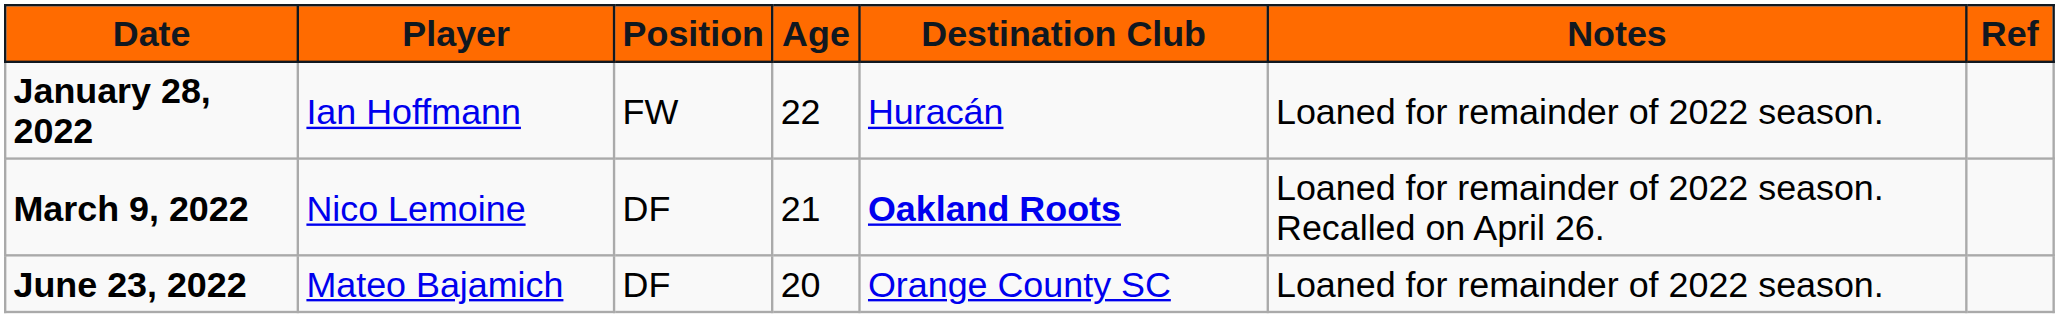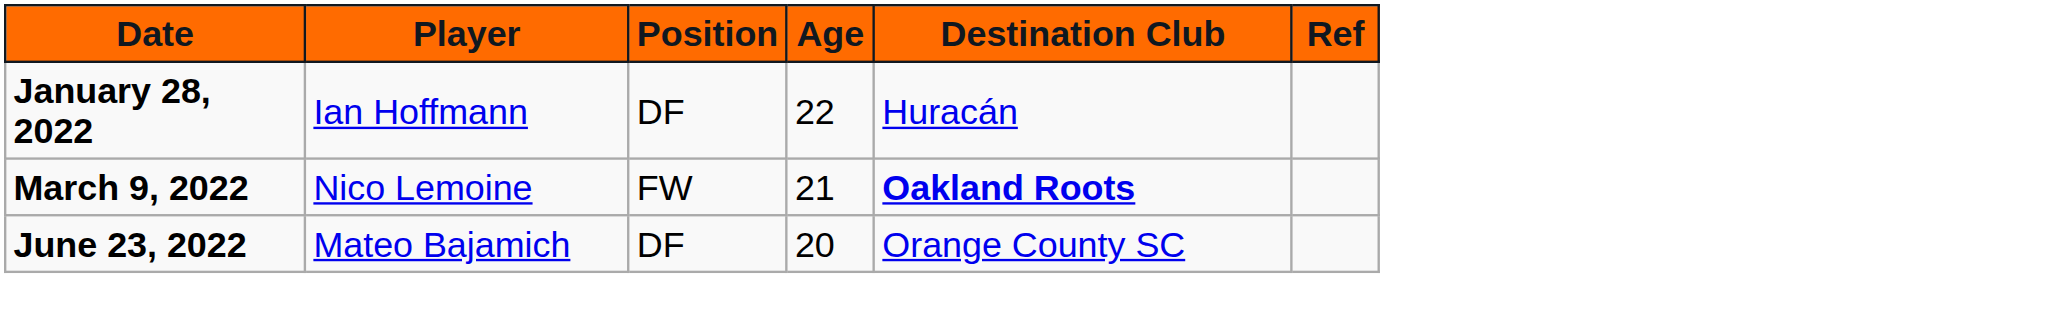- column: (1617, 34)
(650, 111) FW -> (661, 111) DF
(647, 208) DF -> (665, 187) FW
